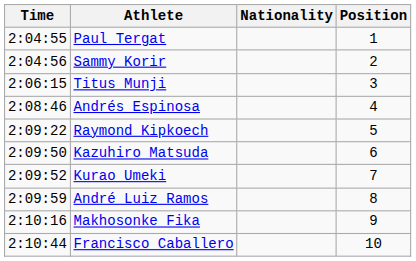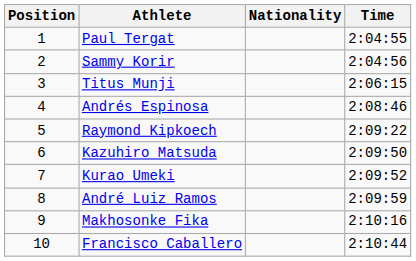columns swapped: (373, 16) <-> (37, 16)
